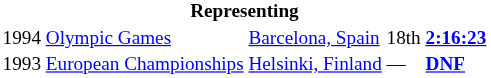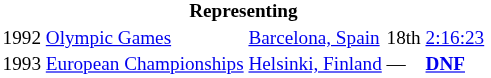(22, 37) 1994 -> (22, 37) 1992
(456, 37) bold -> (455, 37) normal
